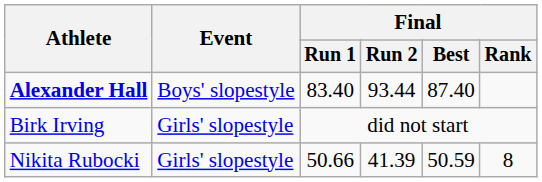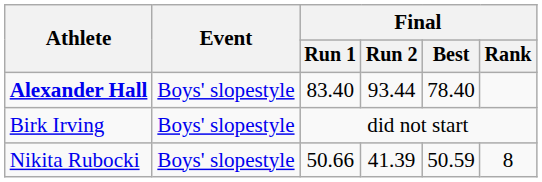(451, 90) 87.40 -> (451, 90) 78.40
(225, 125) Girls' slopestyle -> (226, 125) Boys' slopestyle
(225, 160) Girls' slopestyle -> (226, 160) Boys' slopestyle
